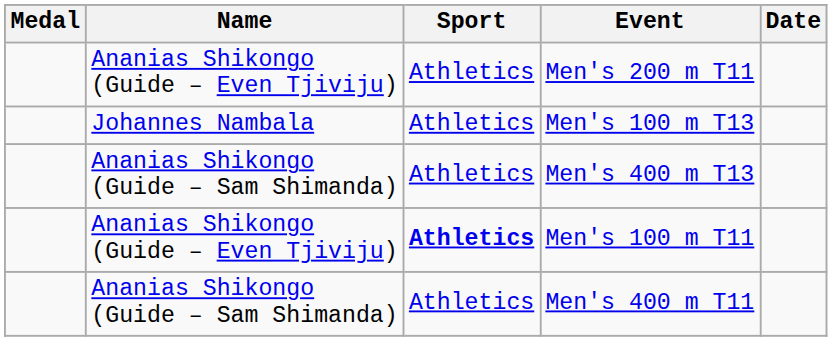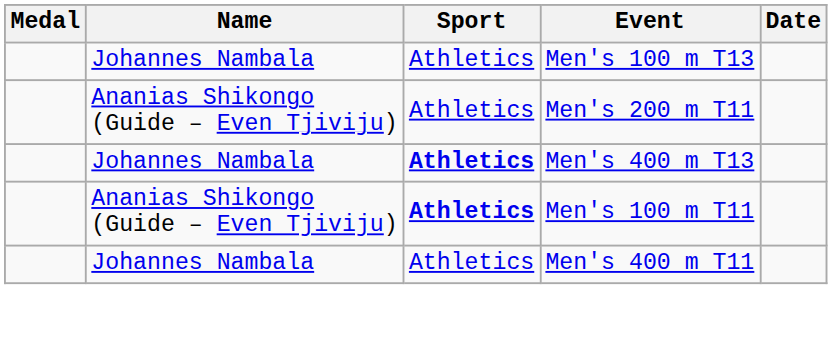rows swapped: (650, 75) <-> (650, 125)
(245, 176) Ananias Shikongo (Guide – Sam Shimanda) -> (203, 163) Johannes Nambala
(472, 176) normal -> (472, 163) bold
(245, 304) Ananias Shikongo (Guide – Sam Shimanda) -> (203, 264) Johannes Nambala
